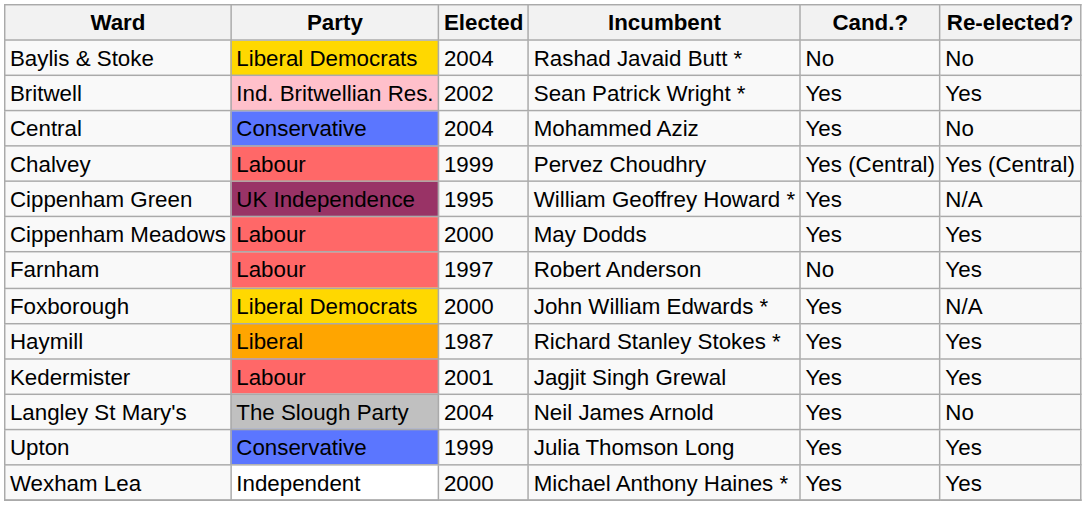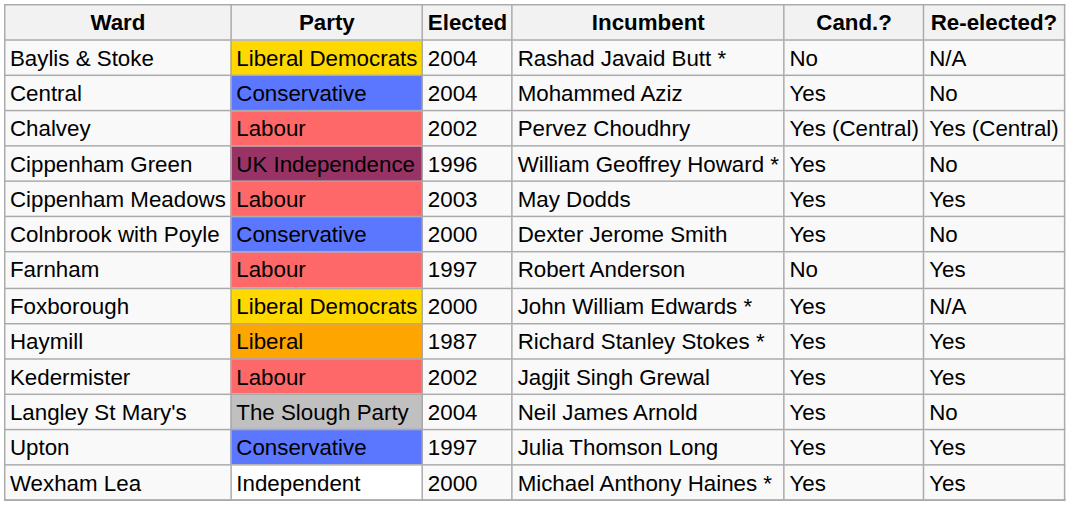(960, 58) No -> (948, 58) N/A
- row: (46, 93)
(469, 164) 1999 -> (453, 129) 2002
(469, 199) 1995 -> (453, 164) 1996
(964, 199) N/A -> (944, 164) No
(469, 235) 2000 -> (453, 199) 2003
+ row: (115, 235)
(469, 376) 2001 -> (453, 376) 2002
(469, 447) 1999 -> (453, 447) 1997
